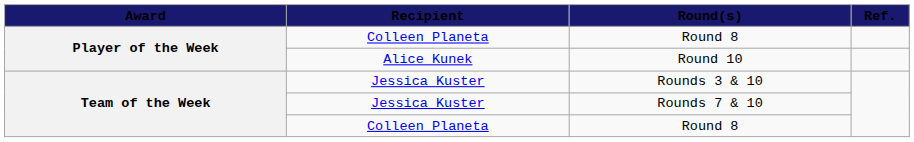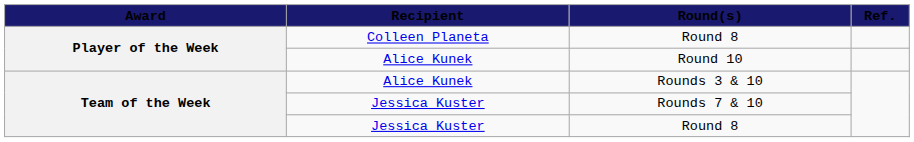(428, 82) Jessica Kuster -> (428, 82) Alice Kunek
(428, 126) Colleen Planeta -> (428, 126) Jessica Kuster
